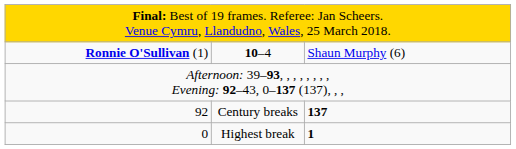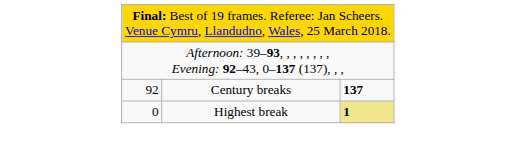- row: (147, 53)
(311, 134) no background -> (347, 112) khaki background
